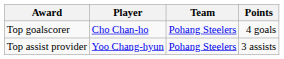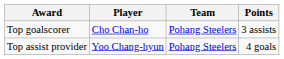(261, 29) 4 goals -> (259, 29) 3 assists
(259, 46) 3 assists -> (261, 46) 4 goals
